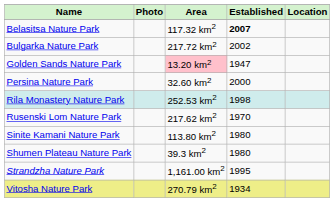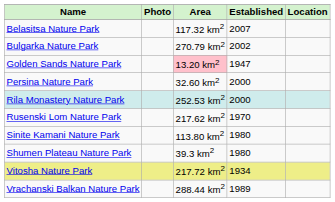(240, 28) bold -> (240, 28) normal
(192, 46) 217.72 km2 -> (200, 46) 270.79 km2
(240, 99) 1998 -> (240, 99) 2000
- row: (55, 171)
(192, 189) 270.79 km2 -> (200, 171) 217.72 km2
+ row: (73, 189)
